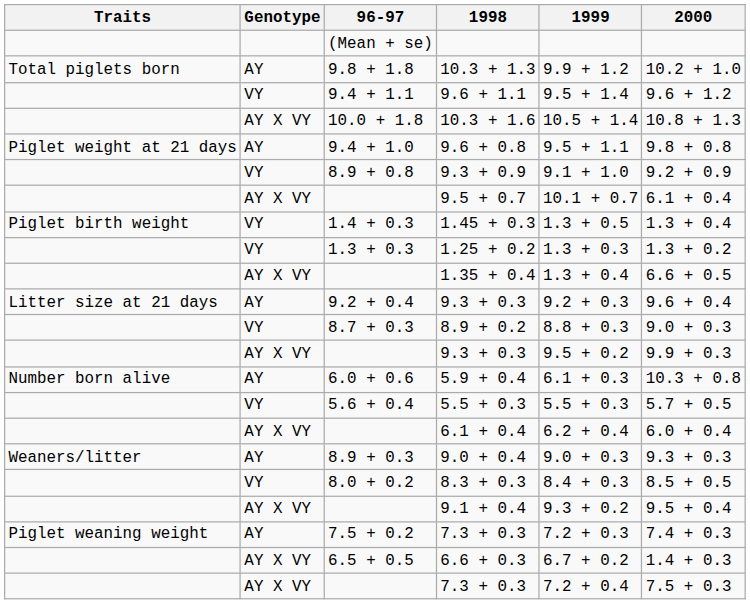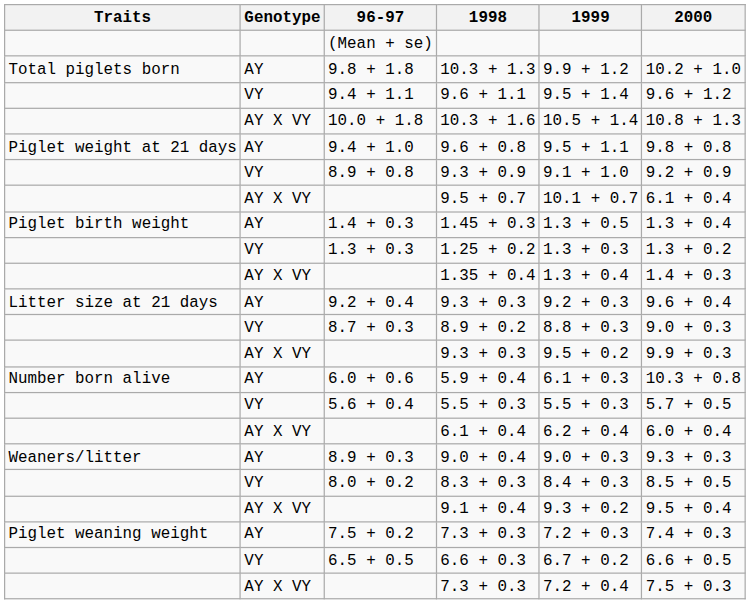(254, 224) VY -> (254, 224) AY
(689, 276) 6.6 + 0.5 -> (689, 276) 1.4 + 0.3
(278, 560) AY X VY -> (254, 560) VY
(689, 560) 1.4 + 0.3 -> (689, 560) 6.6 + 0.5
